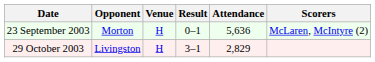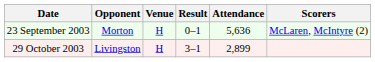(238, 48) 2,829 -> (238, 48) 2,899
